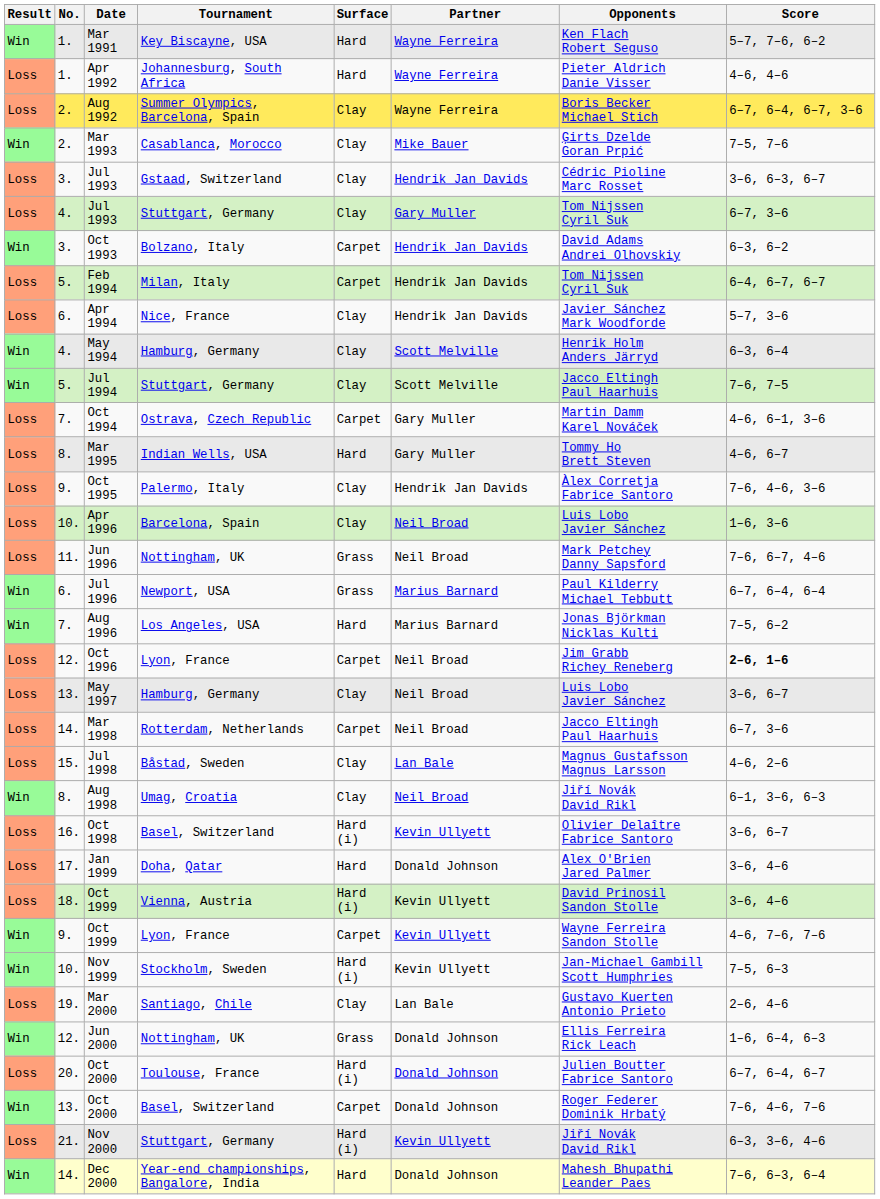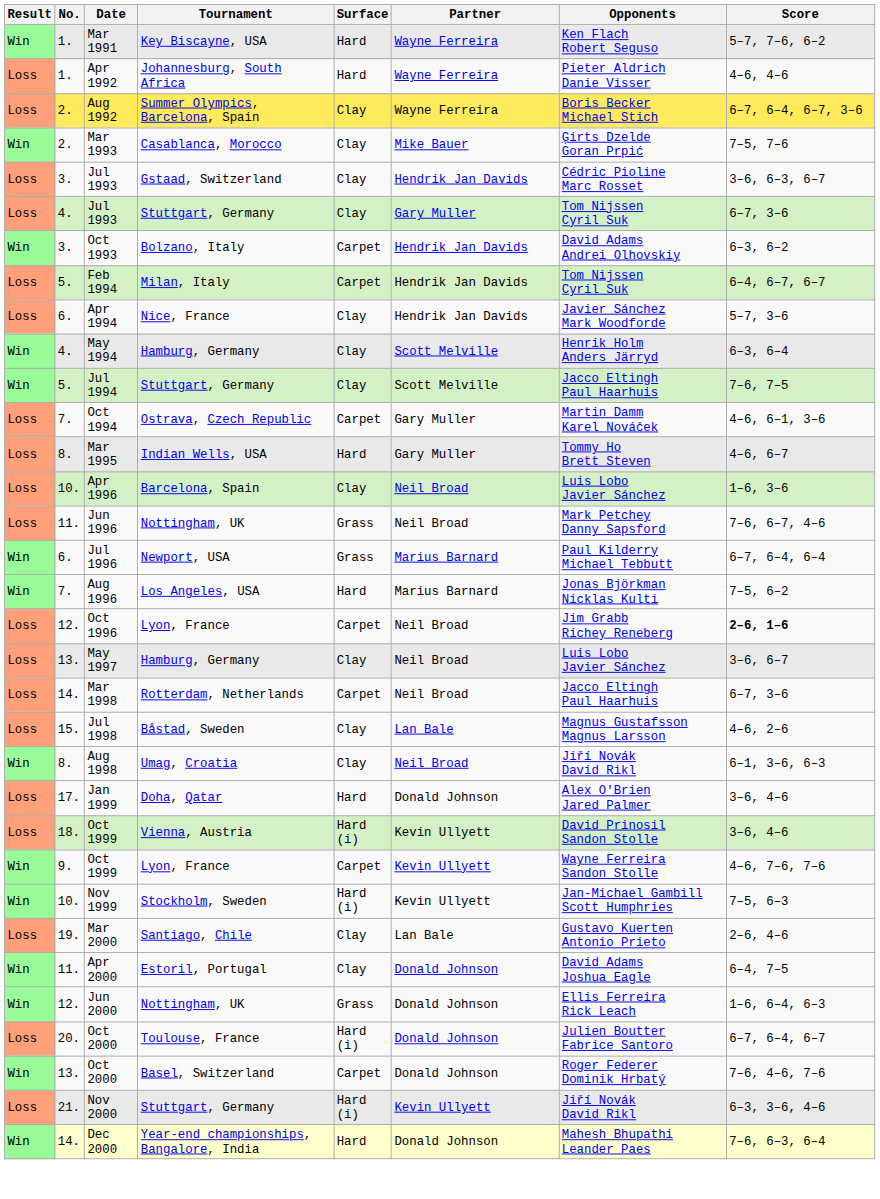- row: (102, 489)
- row: (102, 832)
+ row: (102, 970)
